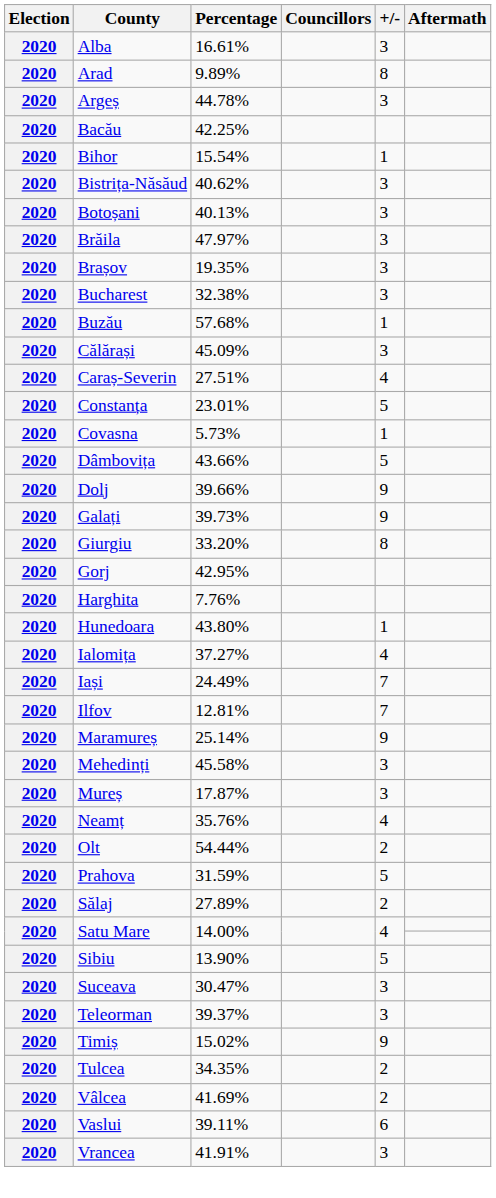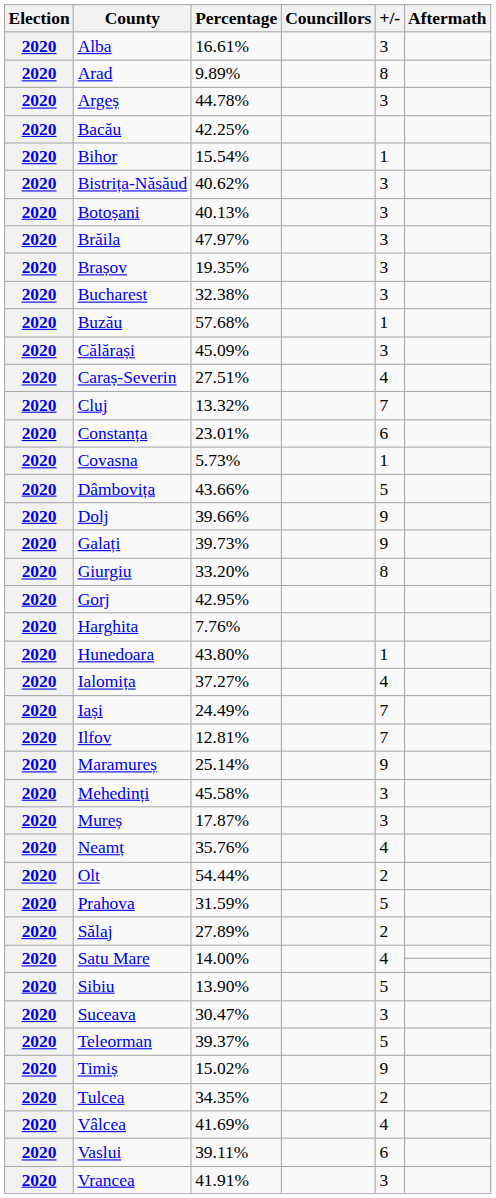+ row: (93, 405)
(384, 405) 5 -> (384, 433) 6
(384, 1014) 3 -> (384, 1041) 5
(384, 1097) 2 -> (384, 1124) 4
